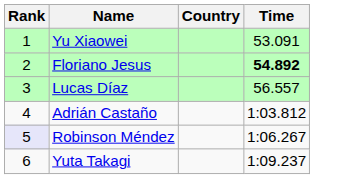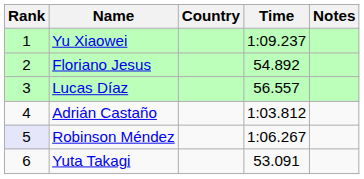+ column: (334, 16)
(277, 40) 53.091 -> (277, 40) 1:09.237
(277, 64) bold -> (277, 64) normal
(277, 161) 1:09.237 -> (277, 161) 53.091
